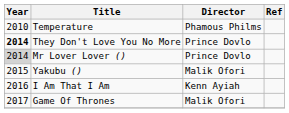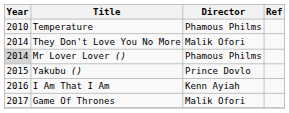(17, 41) bold -> (17, 41) normal
(218, 41) Prince Dovlo -> (215, 41) Malik Ofori
(218, 56) Prince Dovlo -> (223, 56) Phamous Philms
(215, 71) Malik Ofori -> (218, 71) Prince Dovlo
